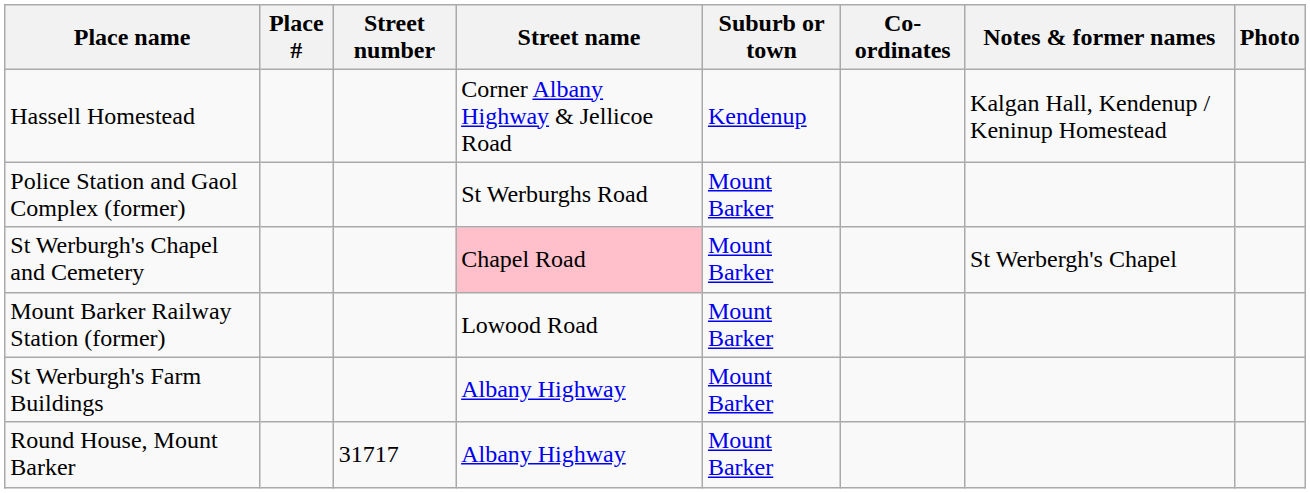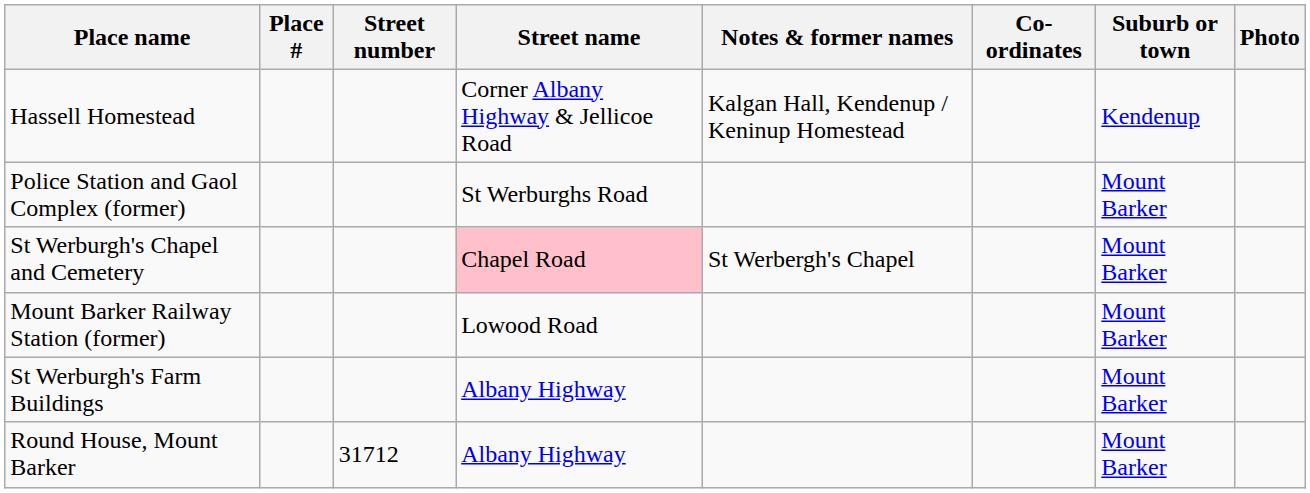columns swapped: (772, 37) <-> (1099, 37)
(369, 454) 31717 -> (369, 454) 31712
